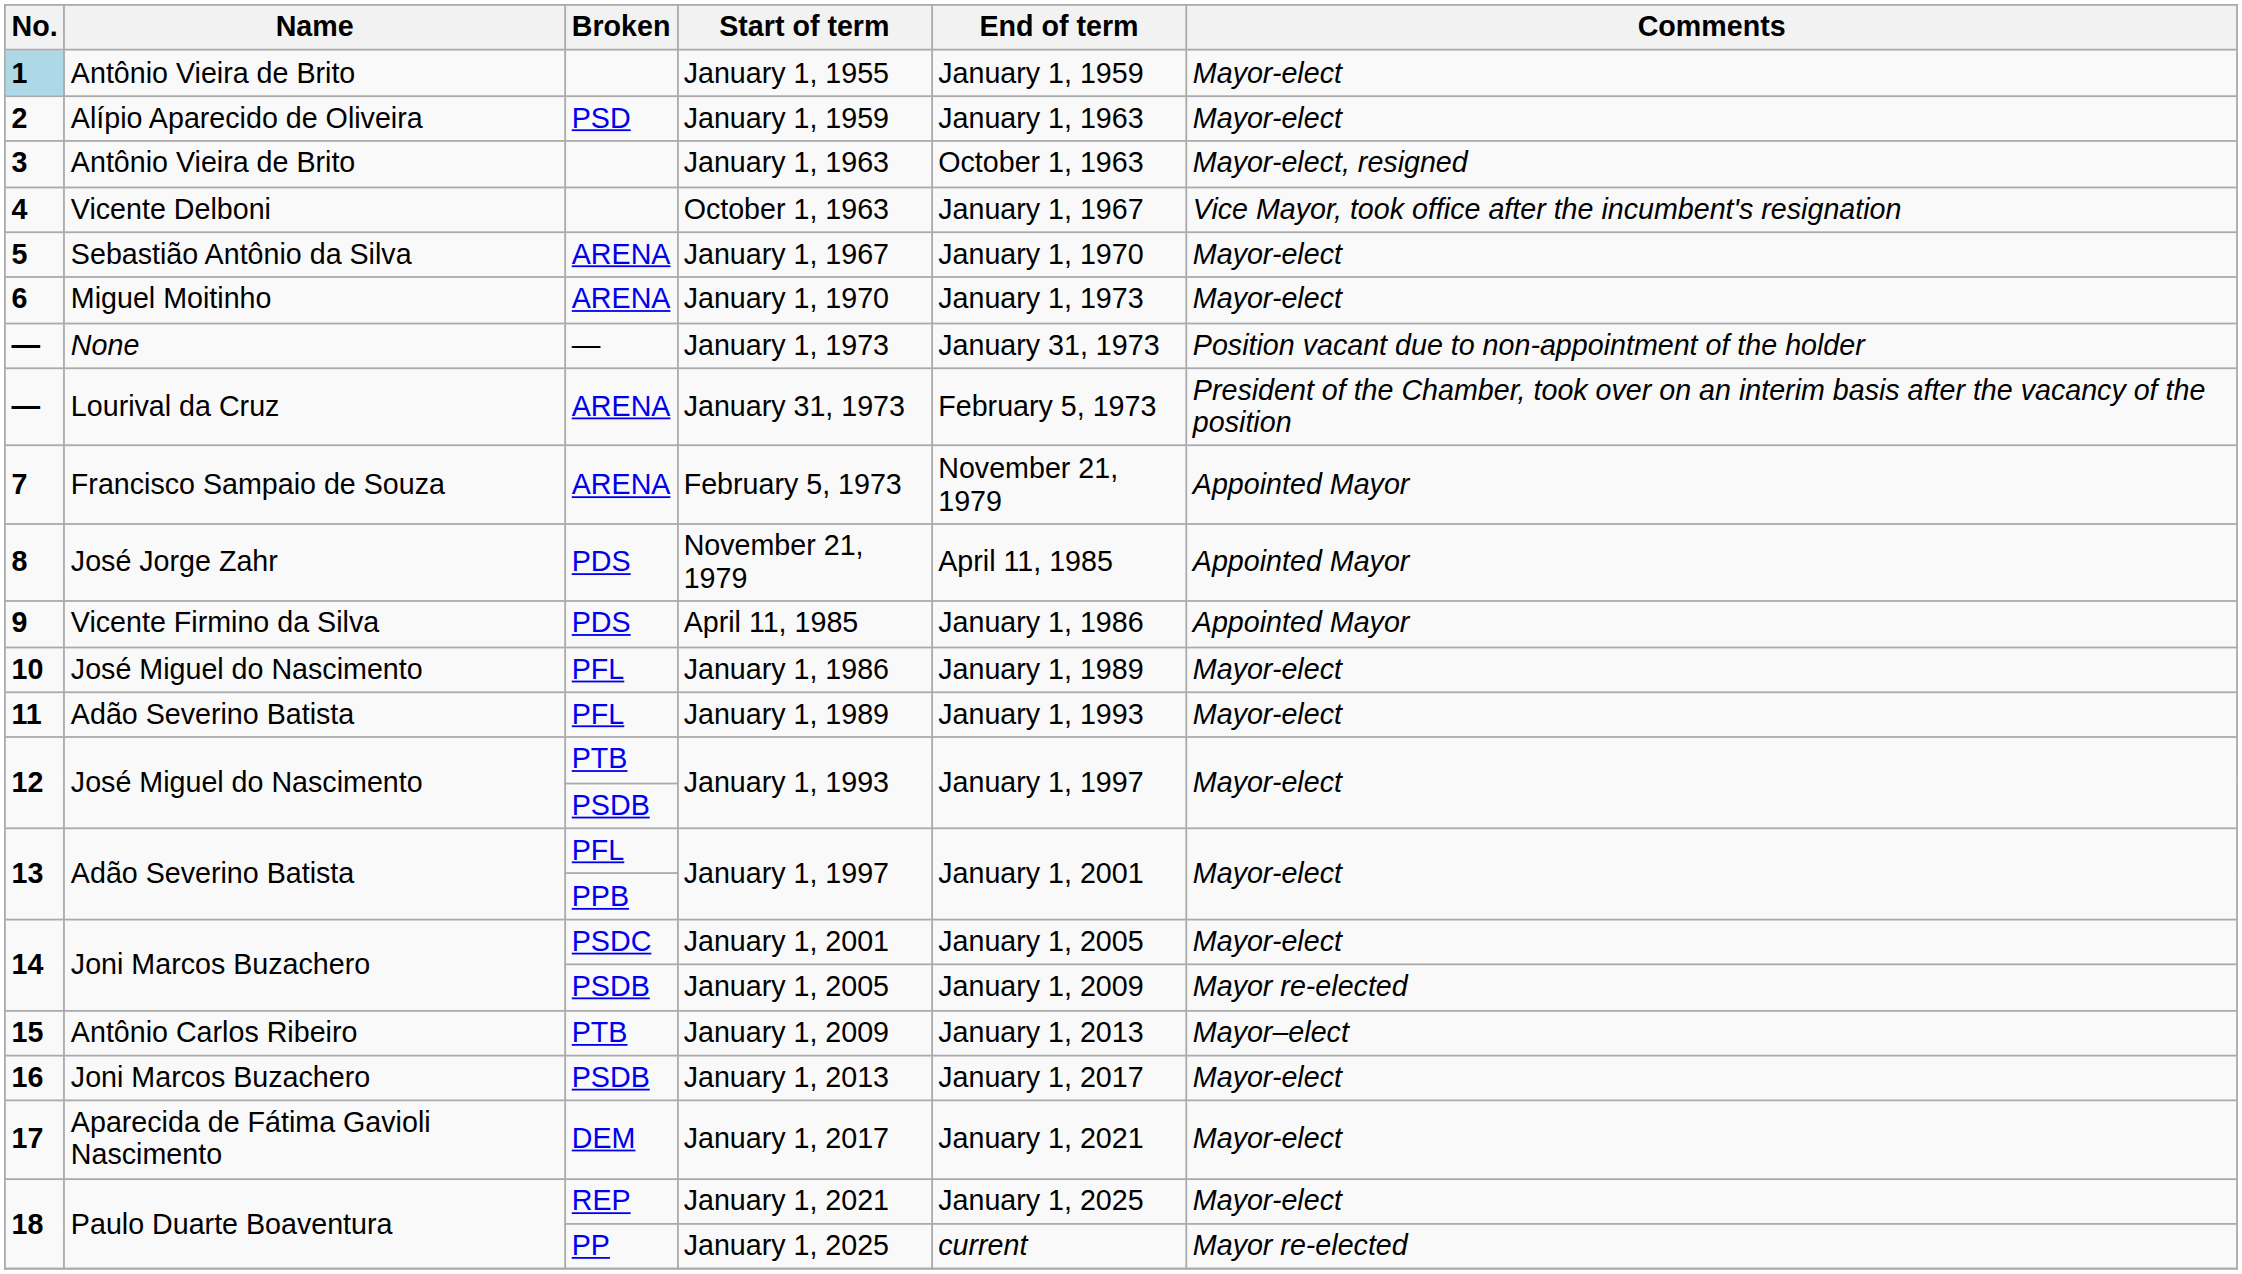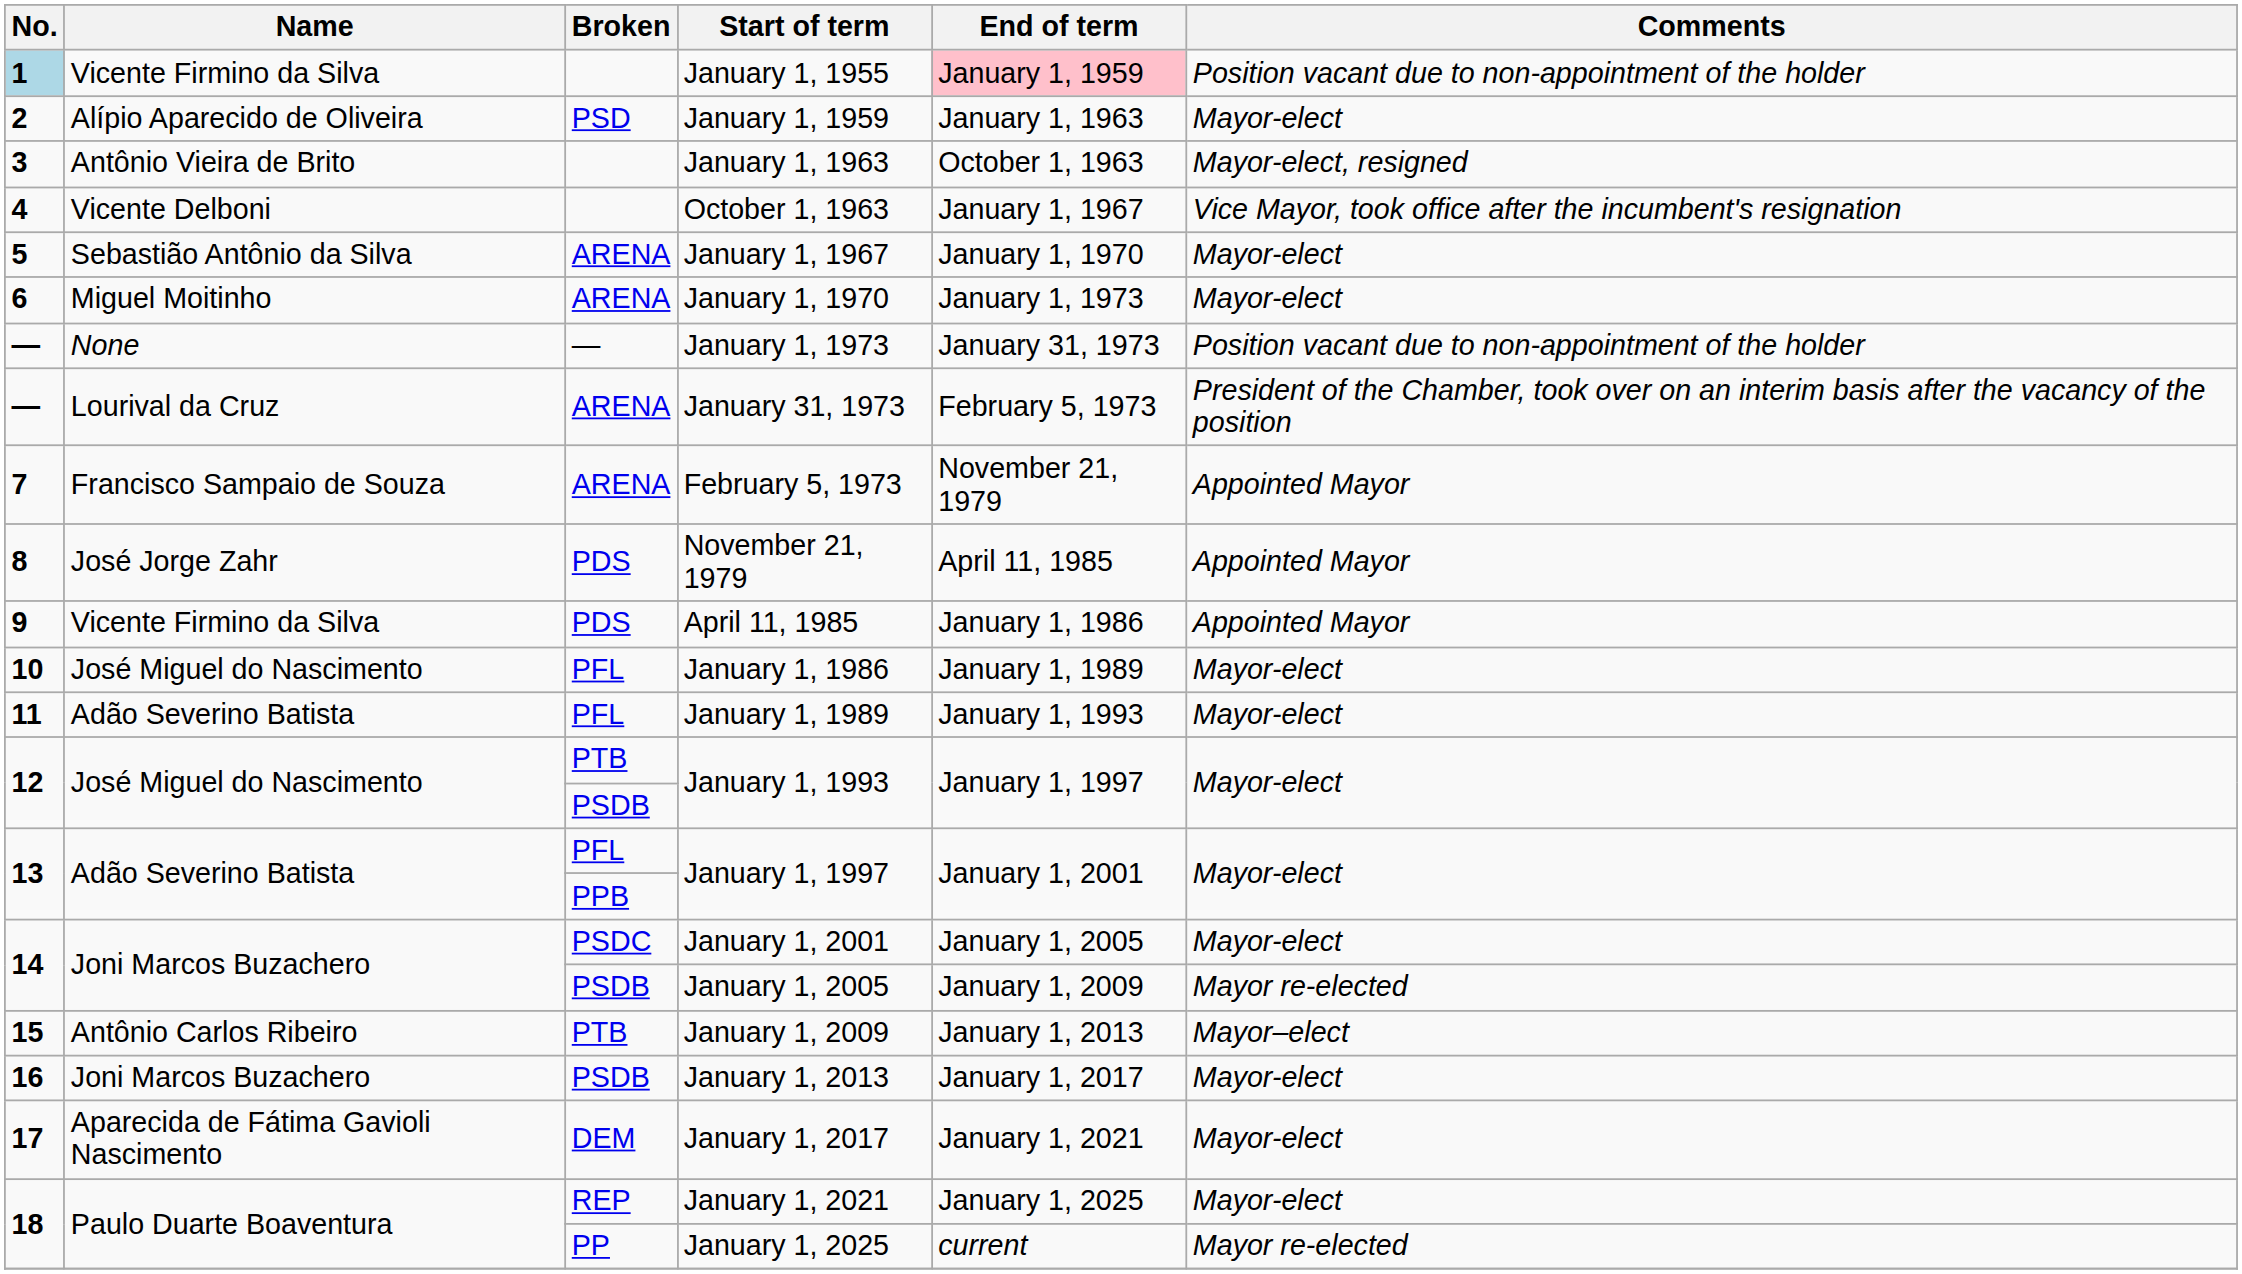(213, 72) Antônio Vieira de Brito -> (225, 72) Vicente Firmino da Silva
(1041, 72) no background -> (1041, 72) pink background
(1267, 72) Mayor-elect -> (1529, 72) Position vacant due to non-appointment of the holder
